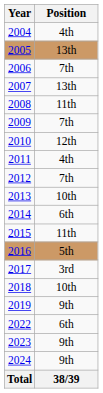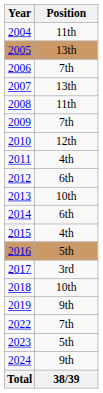(66, 31) 4th -> (66, 31) 11th
(66, 178) 7th -> (66, 178) 6th
(66, 232) 11th -> (66, 232) 4th
(66, 324) 6th -> (66, 324) 7th
(66, 342) 9th -> (66, 342) 5th
